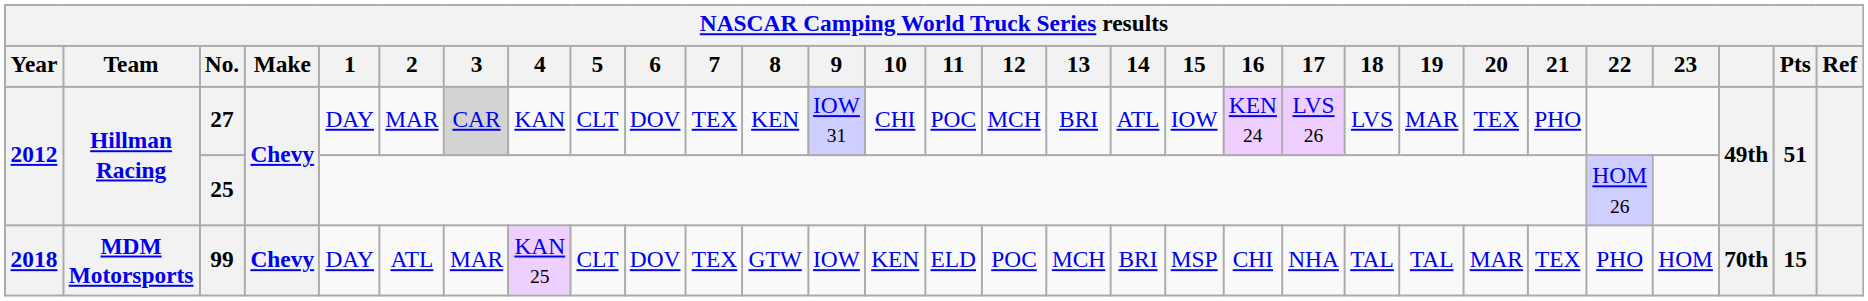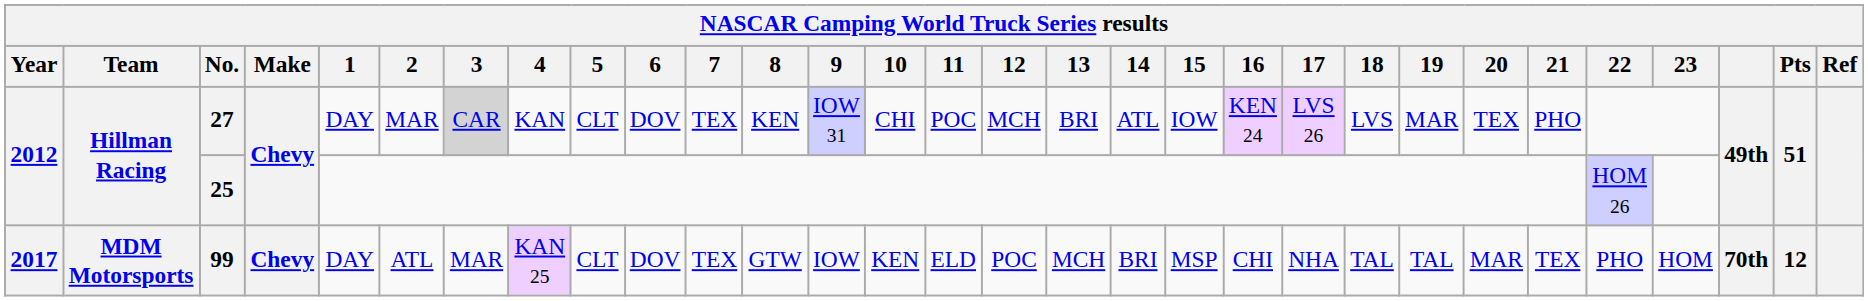(34, 259) 2018 -> (34, 259) 2017
(1795, 259) 15 -> (1795, 259) 12
